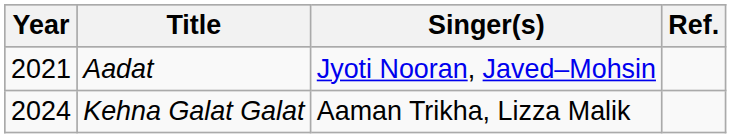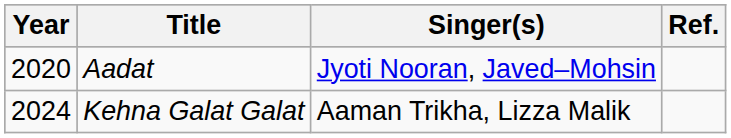(41, 68) 2021 -> (41, 68) 2020
